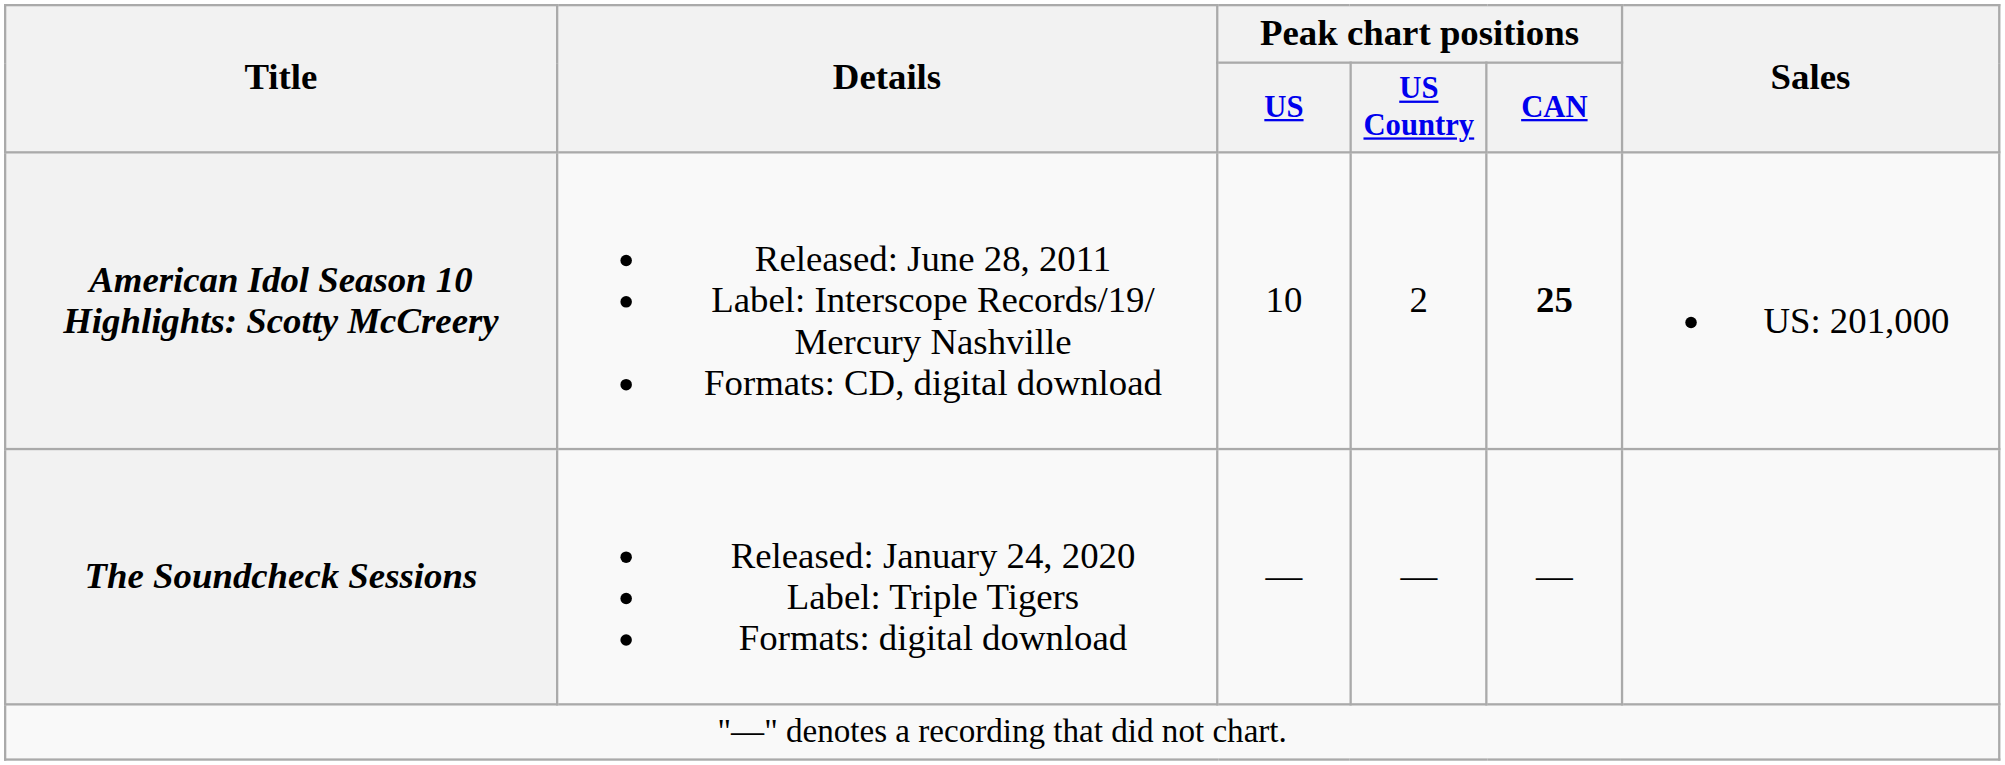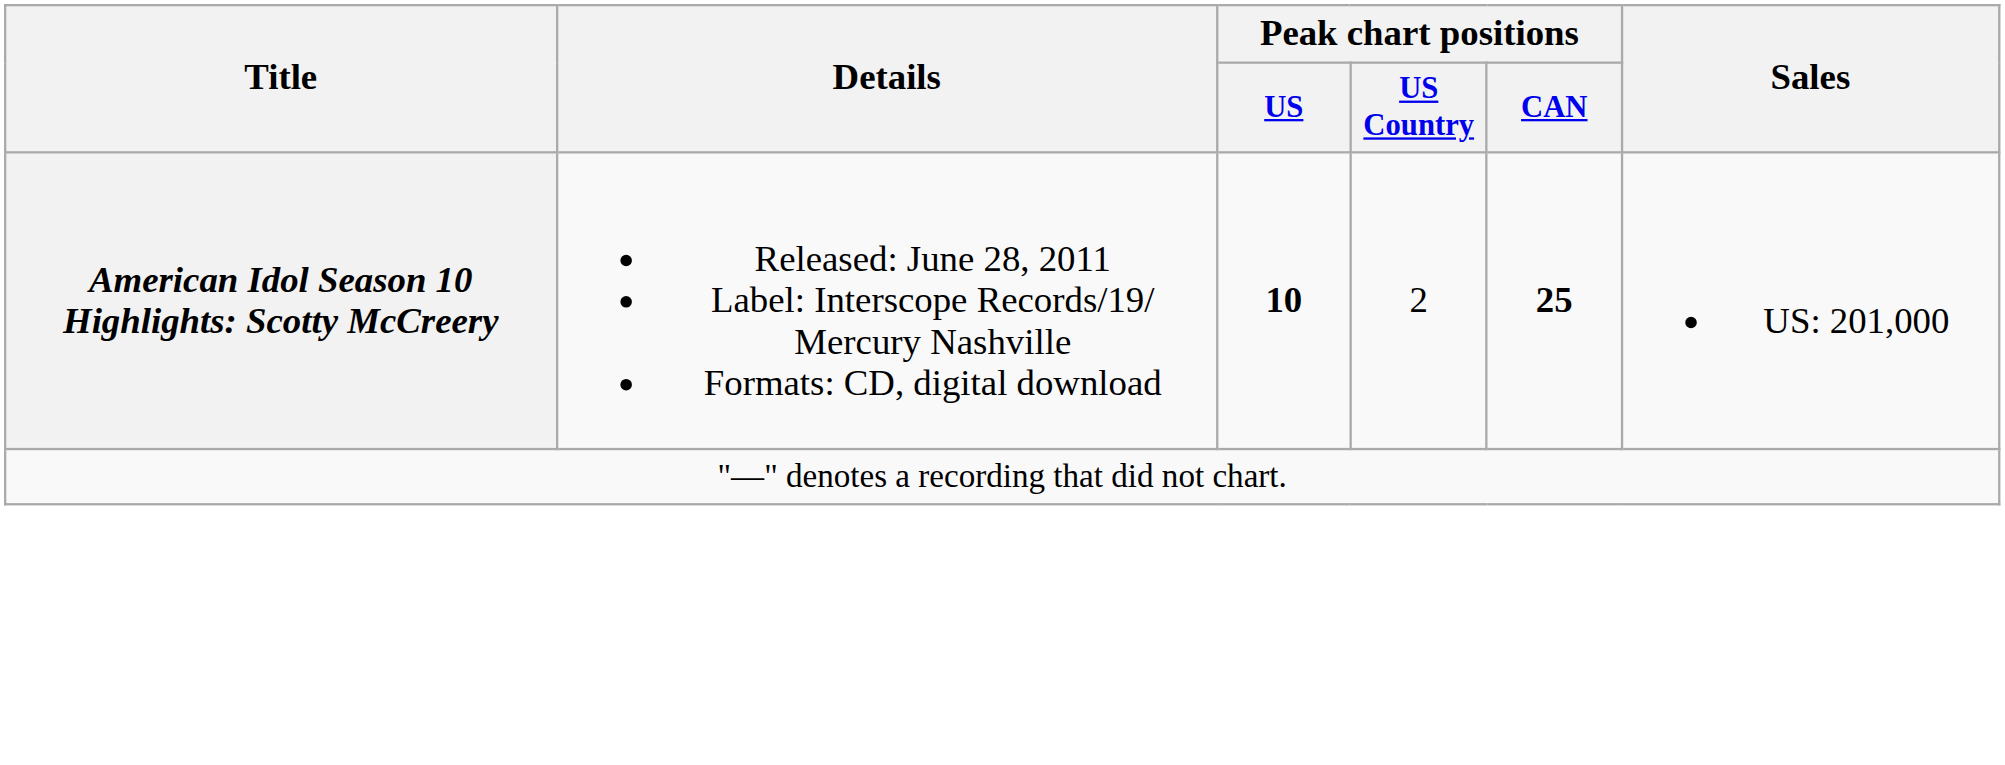(1284, 299) normal -> (1284, 299) bold
- row: (281, 576)
